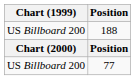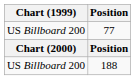rows swapped: (109, 30) <-> (109, 65)
